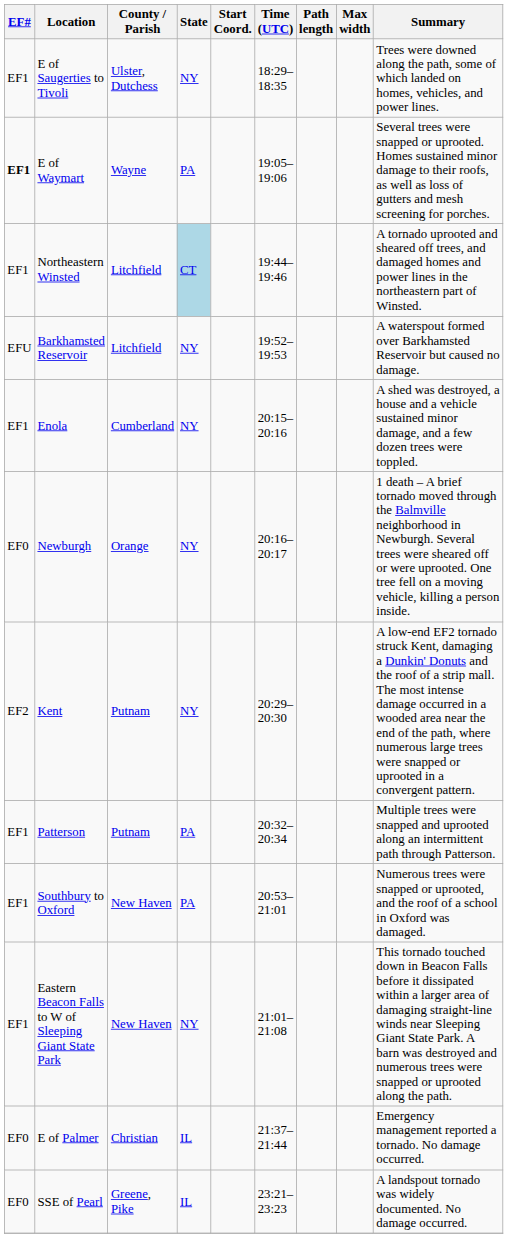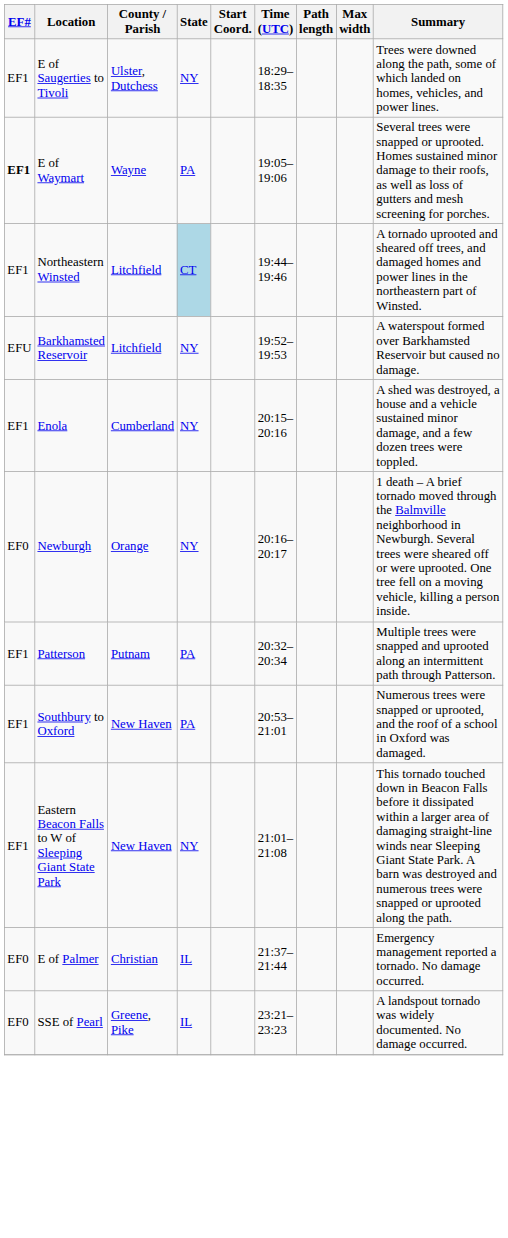- row: (50, 711)
